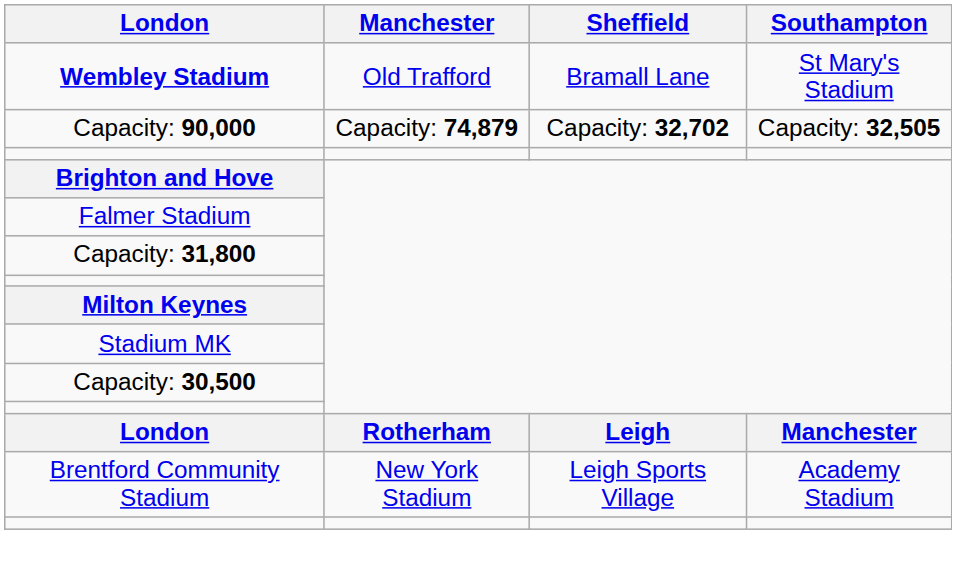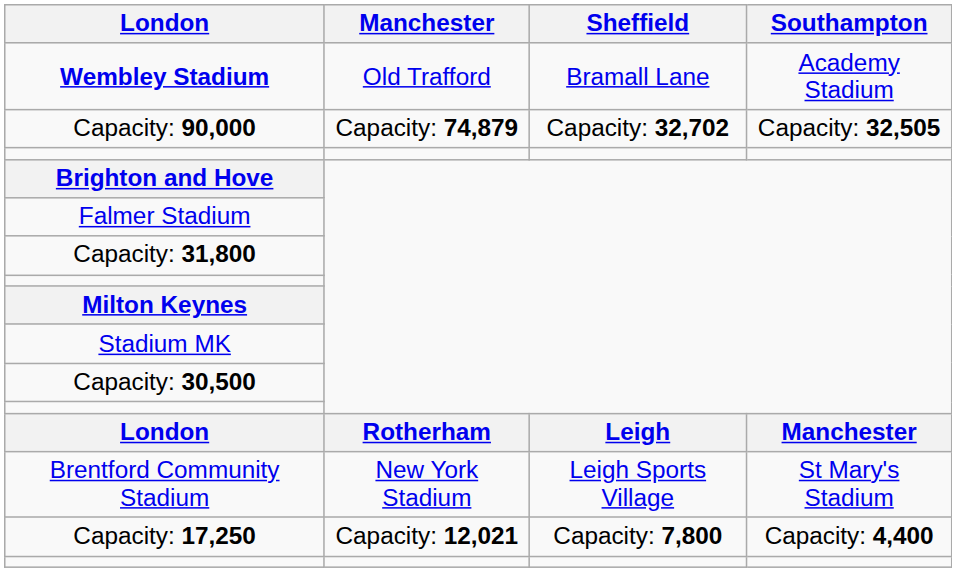(849, 76) St Mary's Stadium -> (849, 76) Academy Stadium
(849, 484) Academy Stadium -> (849, 484) St Mary's Stadium
+ row: (165, 536)
